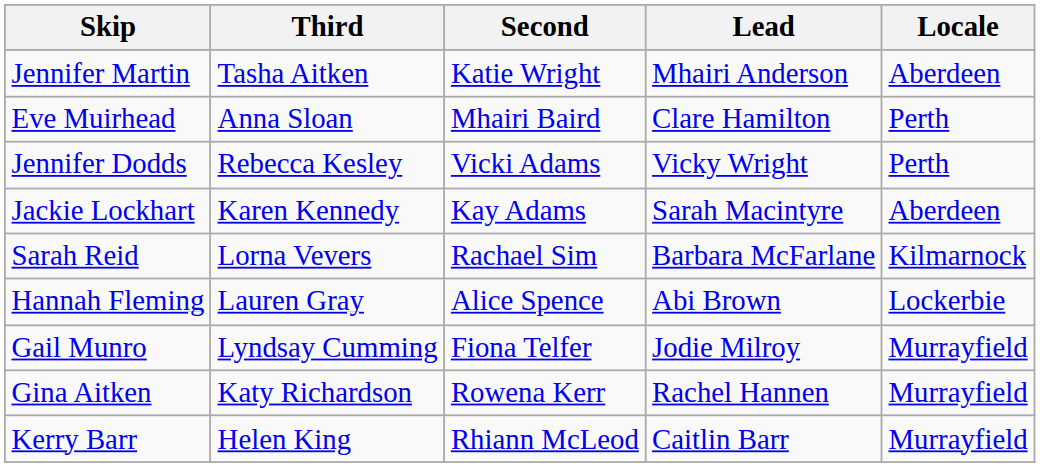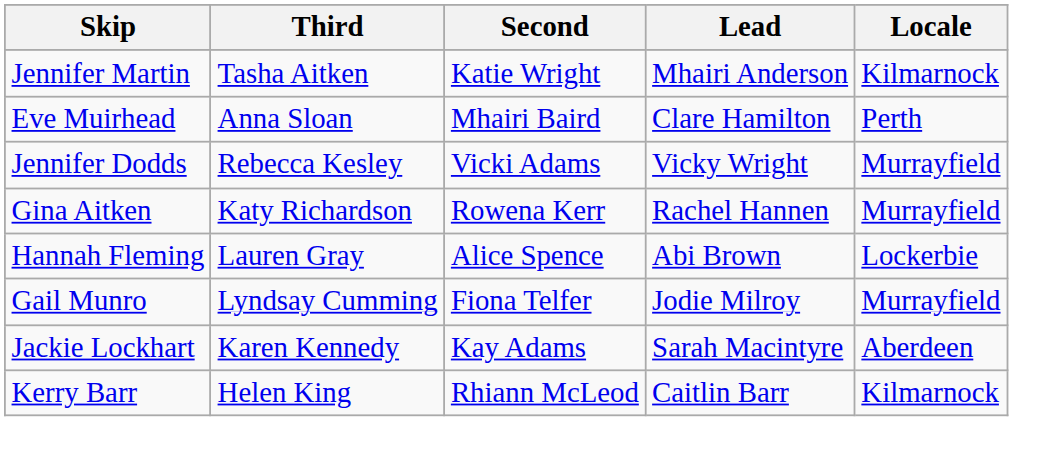(944, 73) Aberdeen -> (930, 73) Kilmarnock
(919, 164) Perth -> (931, 164) Murrayfield
rows swapped: (103, 210) <-> (82, 392)
- row: (75, 255)
(958, 438) Murrayfield -> (930, 392) Kilmarnock
